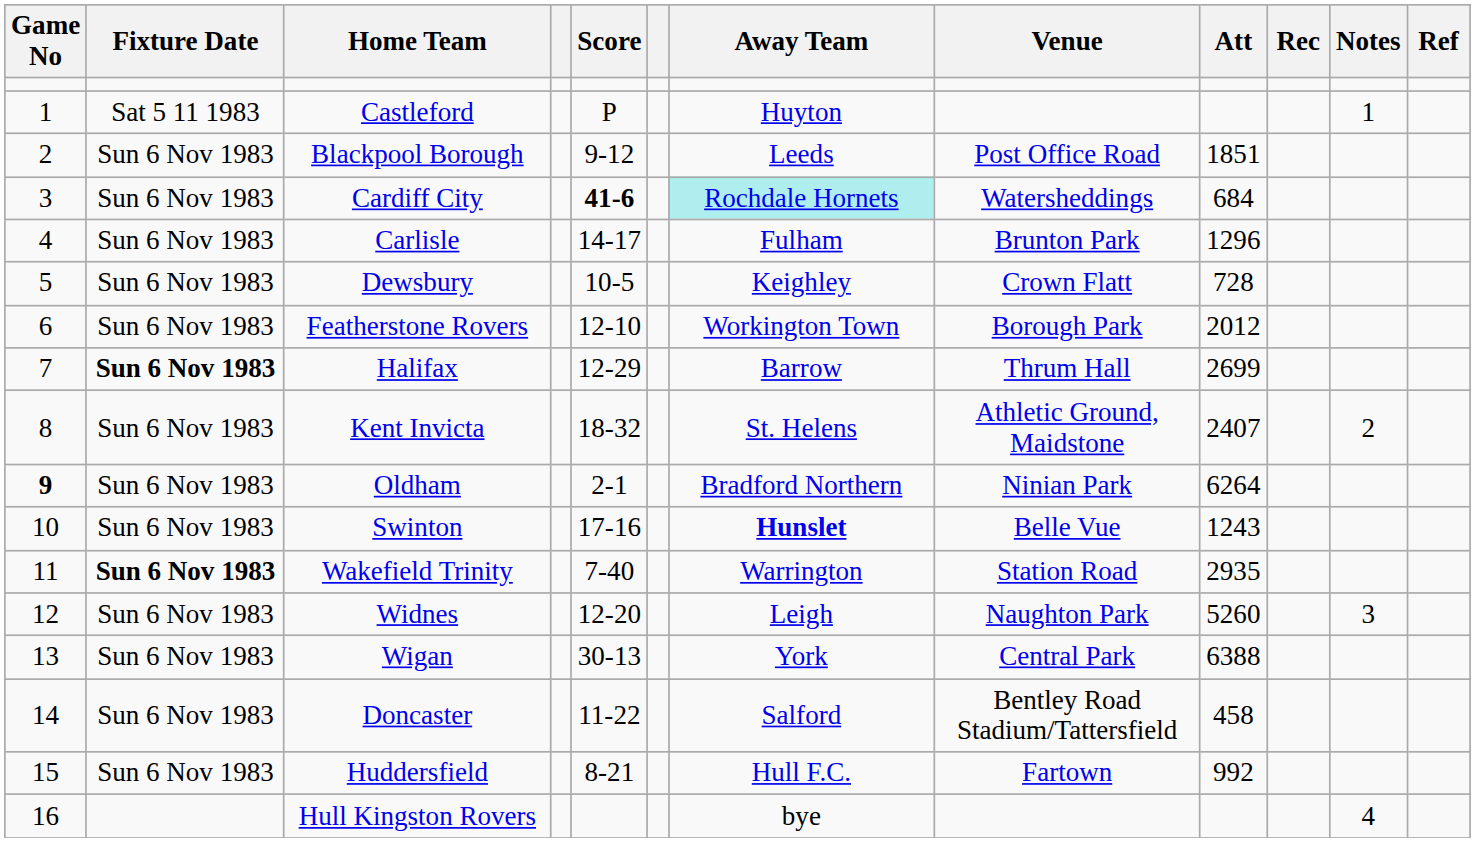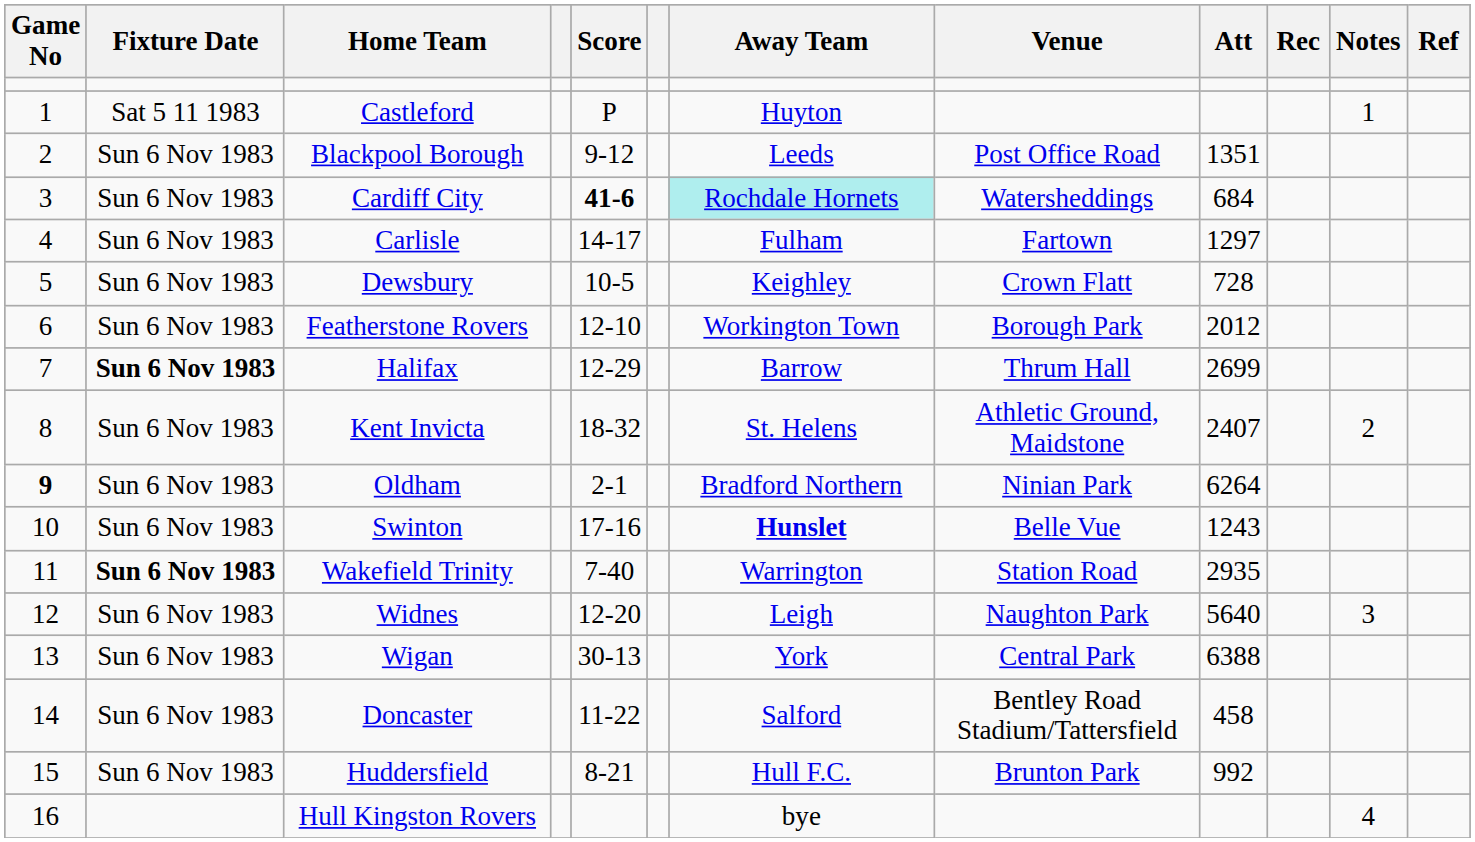(1233, 154) 1851 -> (1233, 154) 1351
(1067, 240) Brunton Park -> (1067, 240) Fartown
(1233, 240) 1296 -> (1233, 240) 1297
(1233, 613) 5260 -> (1233, 613) 5640
(1067, 772) Fartown -> (1067, 772) Brunton Park
